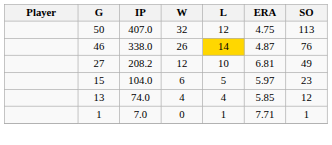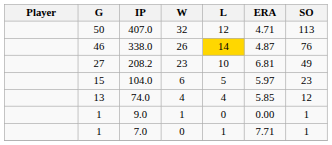(265, 30) 4.75 -> (265, 30) 4.71
(182, 64) 12 -> (182, 64) 23
+ row: (140, 115)
